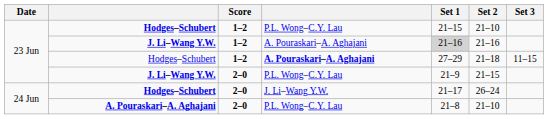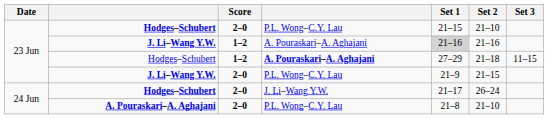(240, 28) 1–2 -> (240, 28) 2–0
